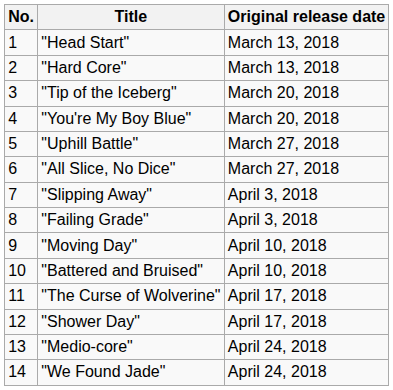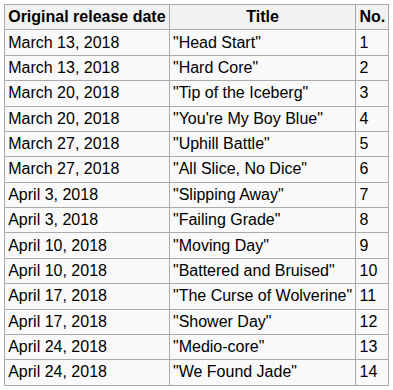columns swapped: (21, 17) <-> (307, 17)
